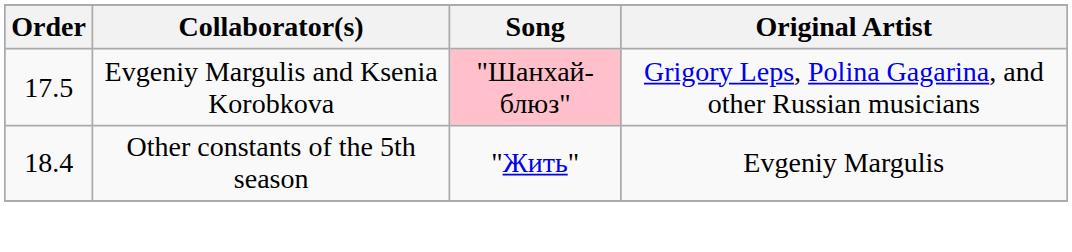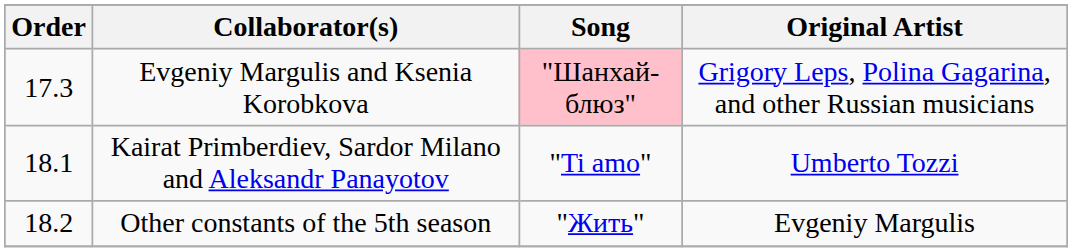(49, 86) 17.5 -> (49, 86) 17.3
+ row: (306, 162)
(49, 162) 18.4 -> (49, 222) 18.2
